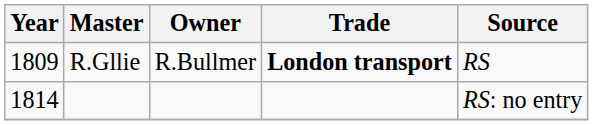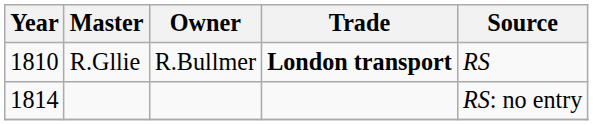(34, 61) 1809 -> (34, 61) 1810
